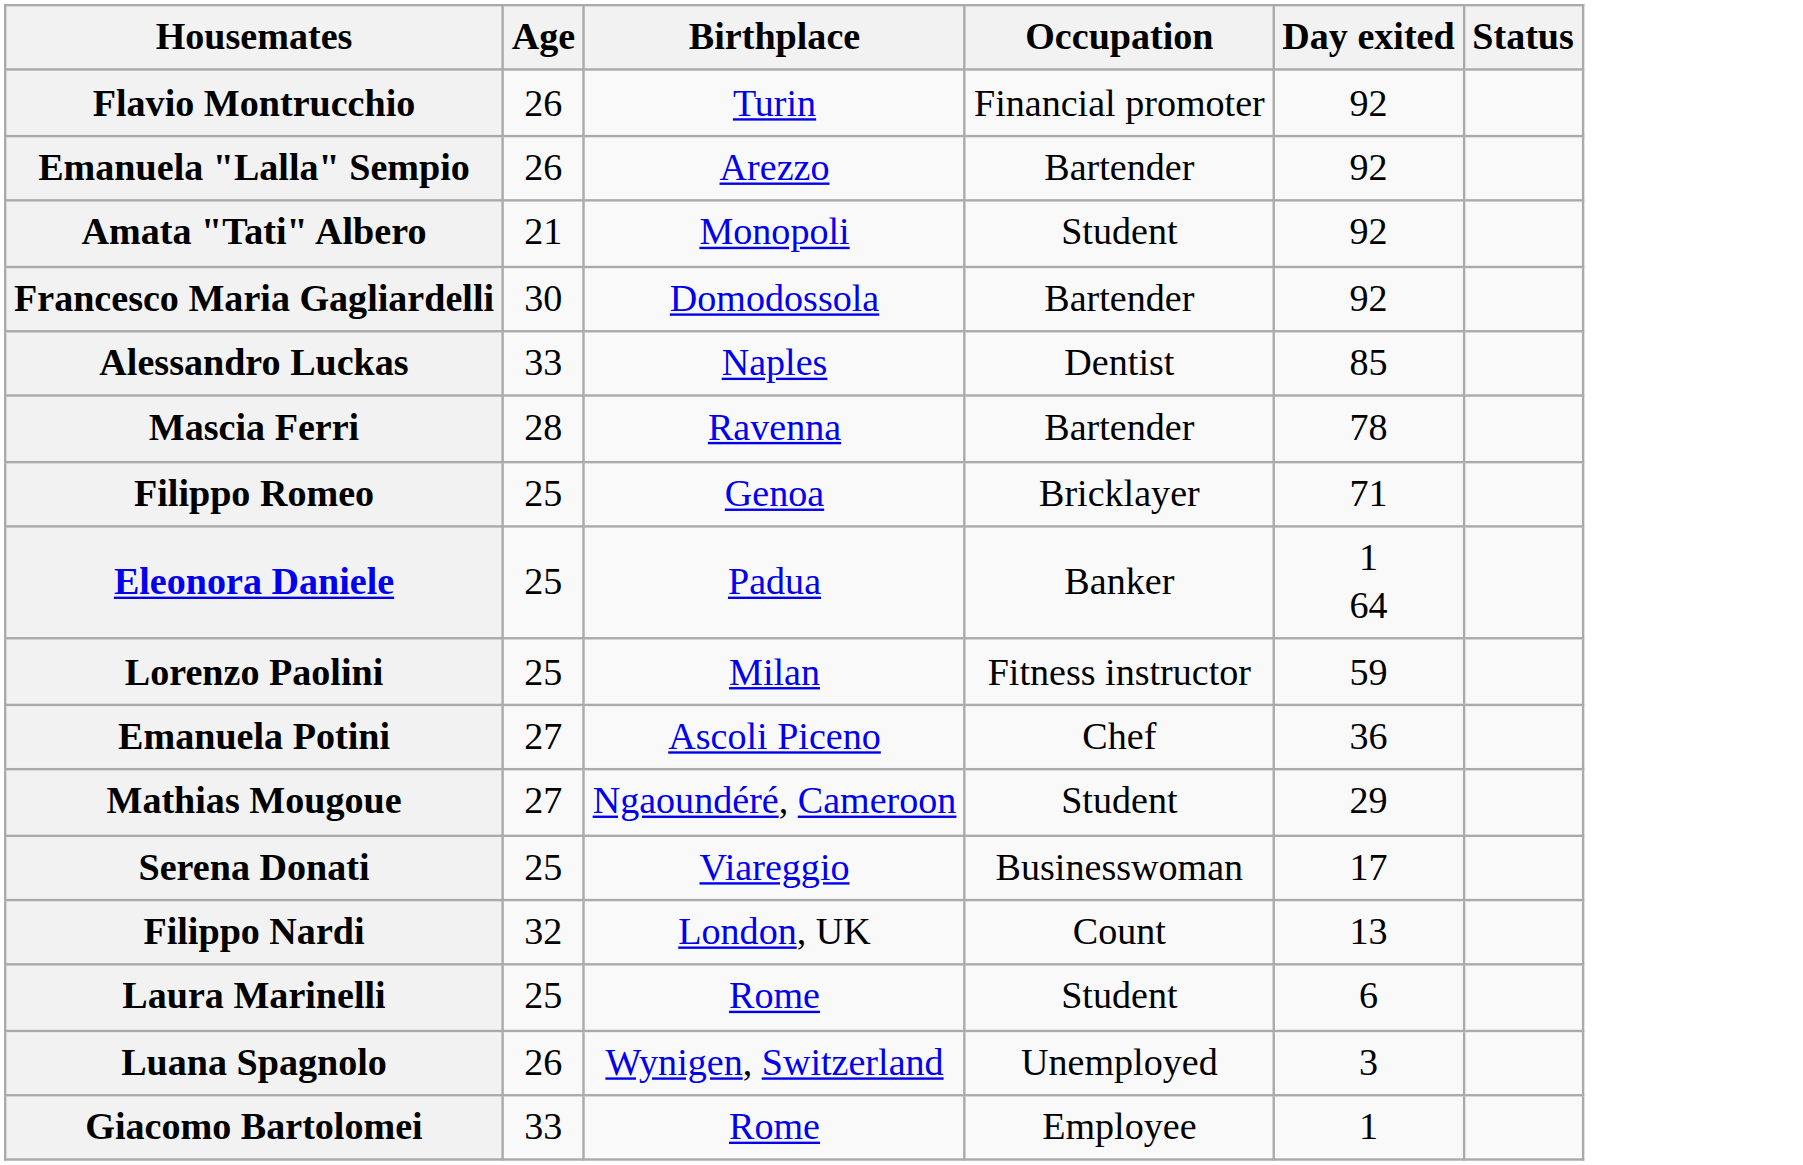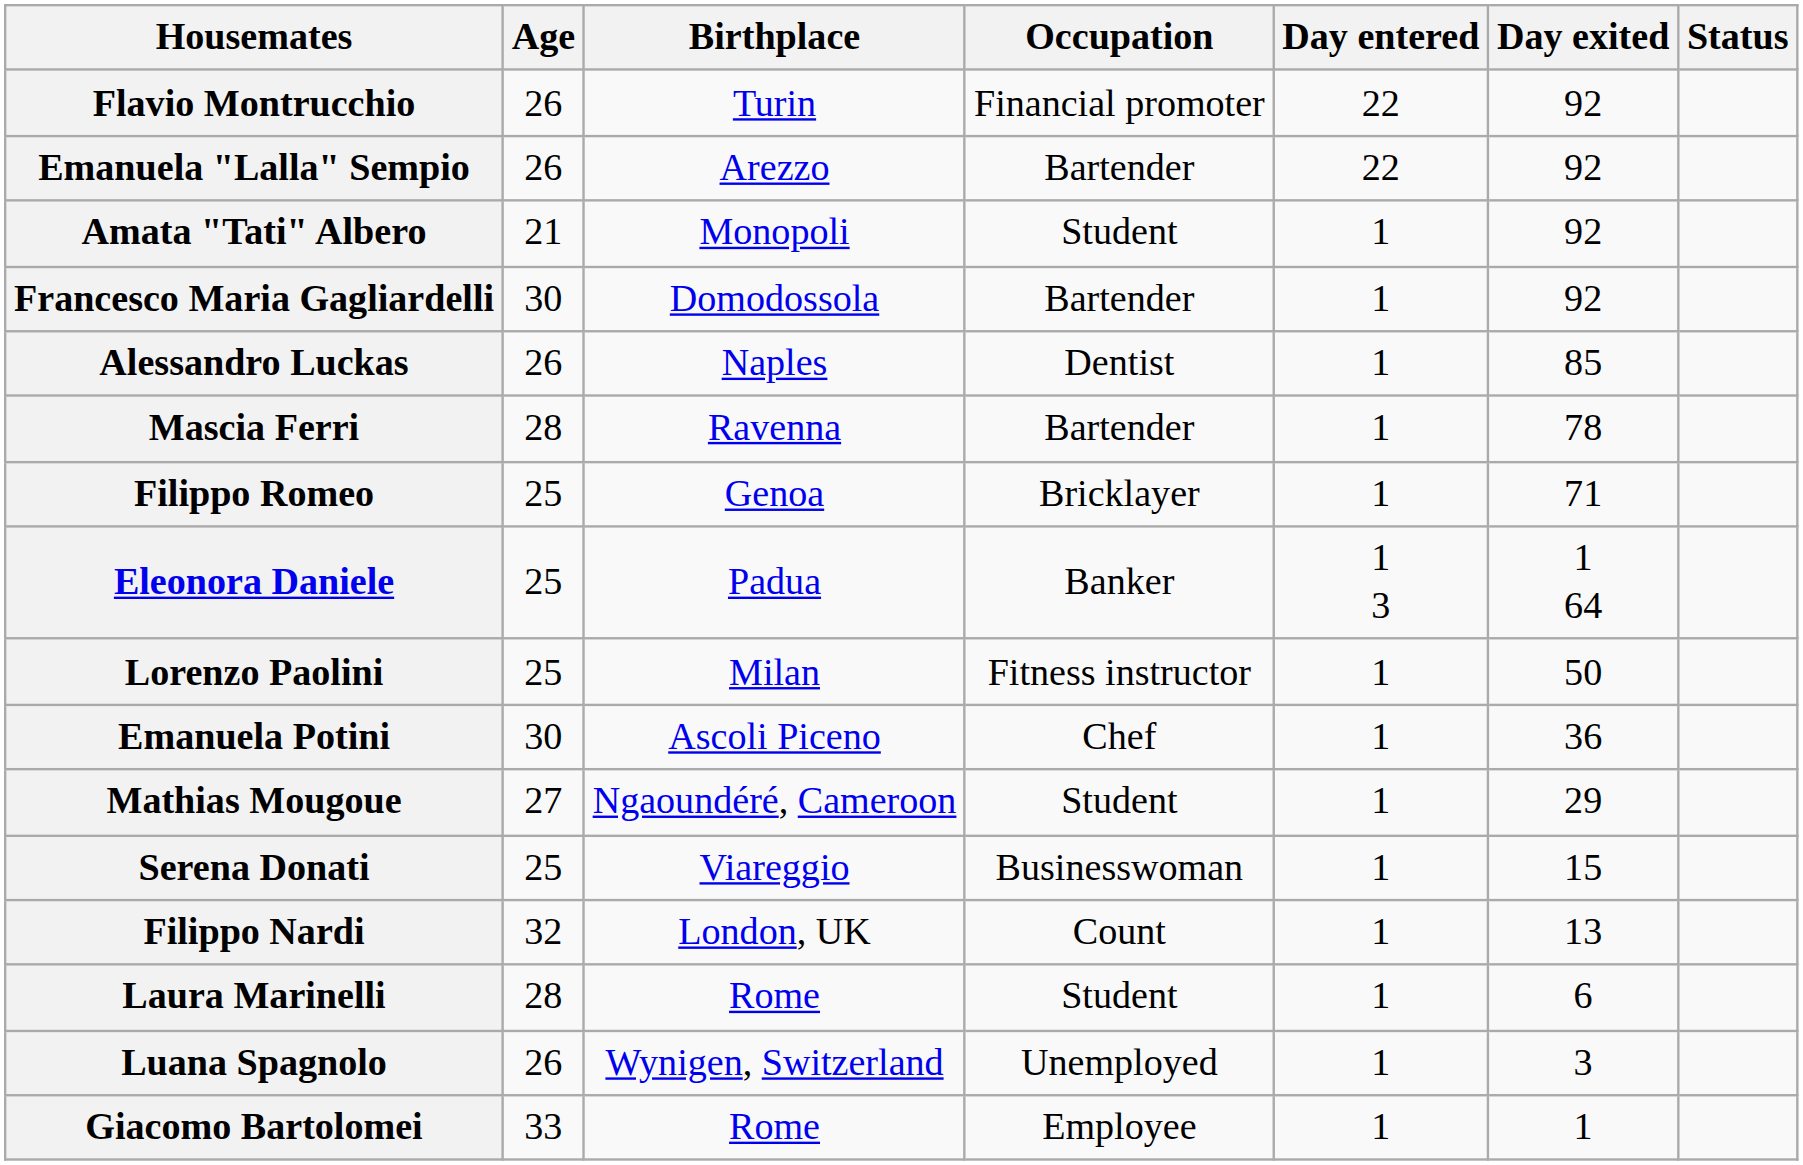+ column: (1381, 37)
(543, 362) 33 -> (543, 362) 26
(1369, 671) 59 -> (1583, 671) 50
(543, 736) 27 -> (543, 736) 30
(1369, 866) 17 -> (1583, 866) 15
(543, 996) 25 -> (543, 996) 28
